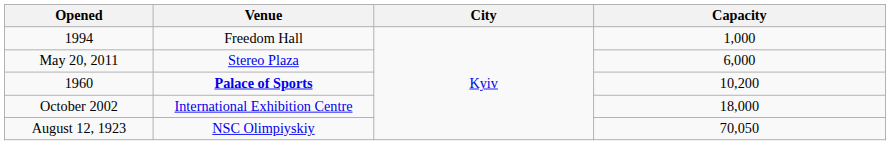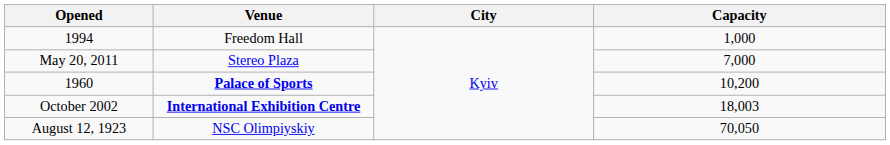(739, 60) 6,000 -> (739, 60) 7,000
(263, 106) normal -> (263, 106) bold
(739, 106) 18,000 -> (739, 106) 18,003
